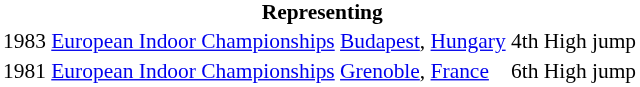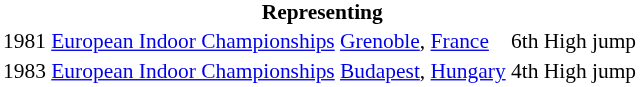rows swapped: (414, 70) <-> (423, 41)
